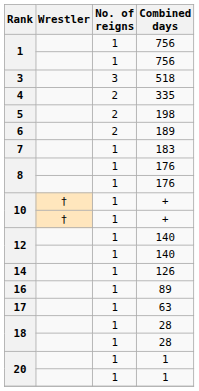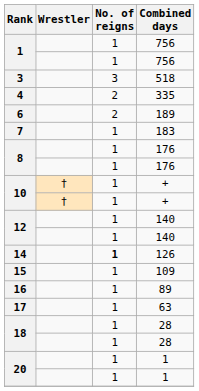- row: (20, 114)
(115, 272) normal -> (115, 254) bold
+ row: (20, 272)
